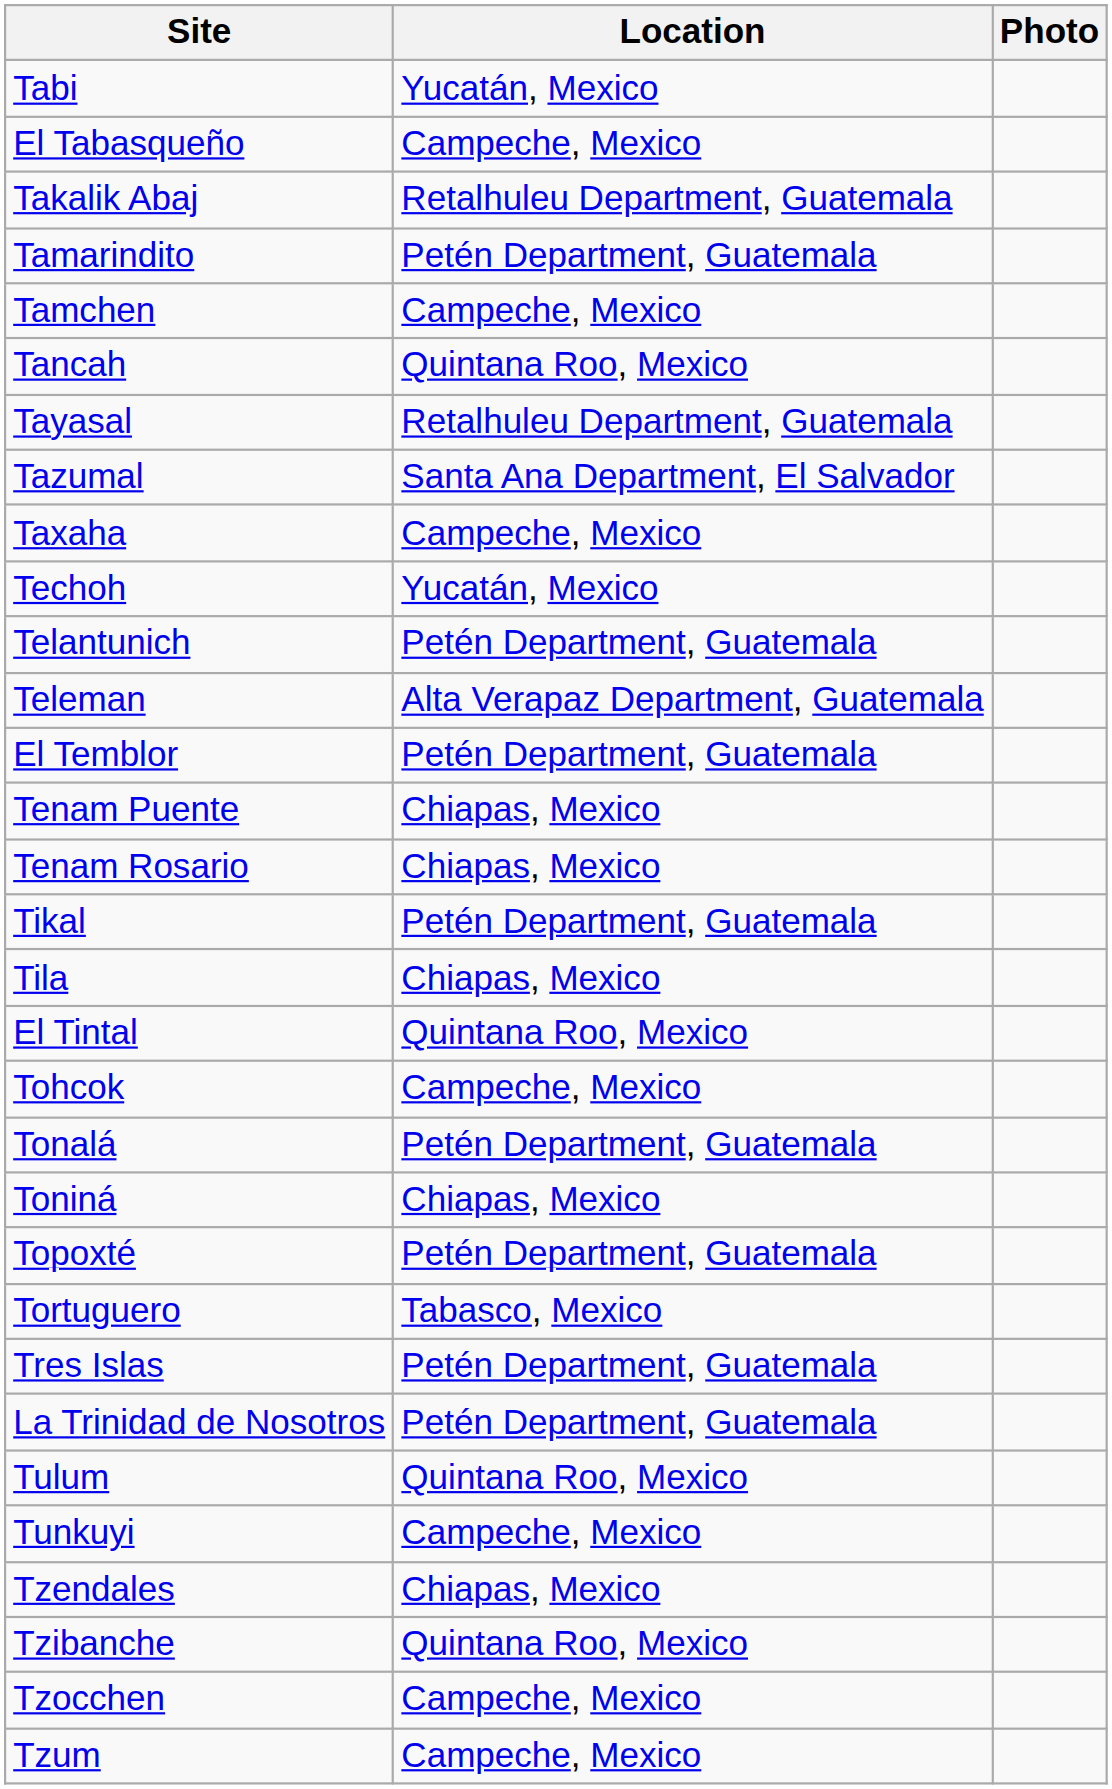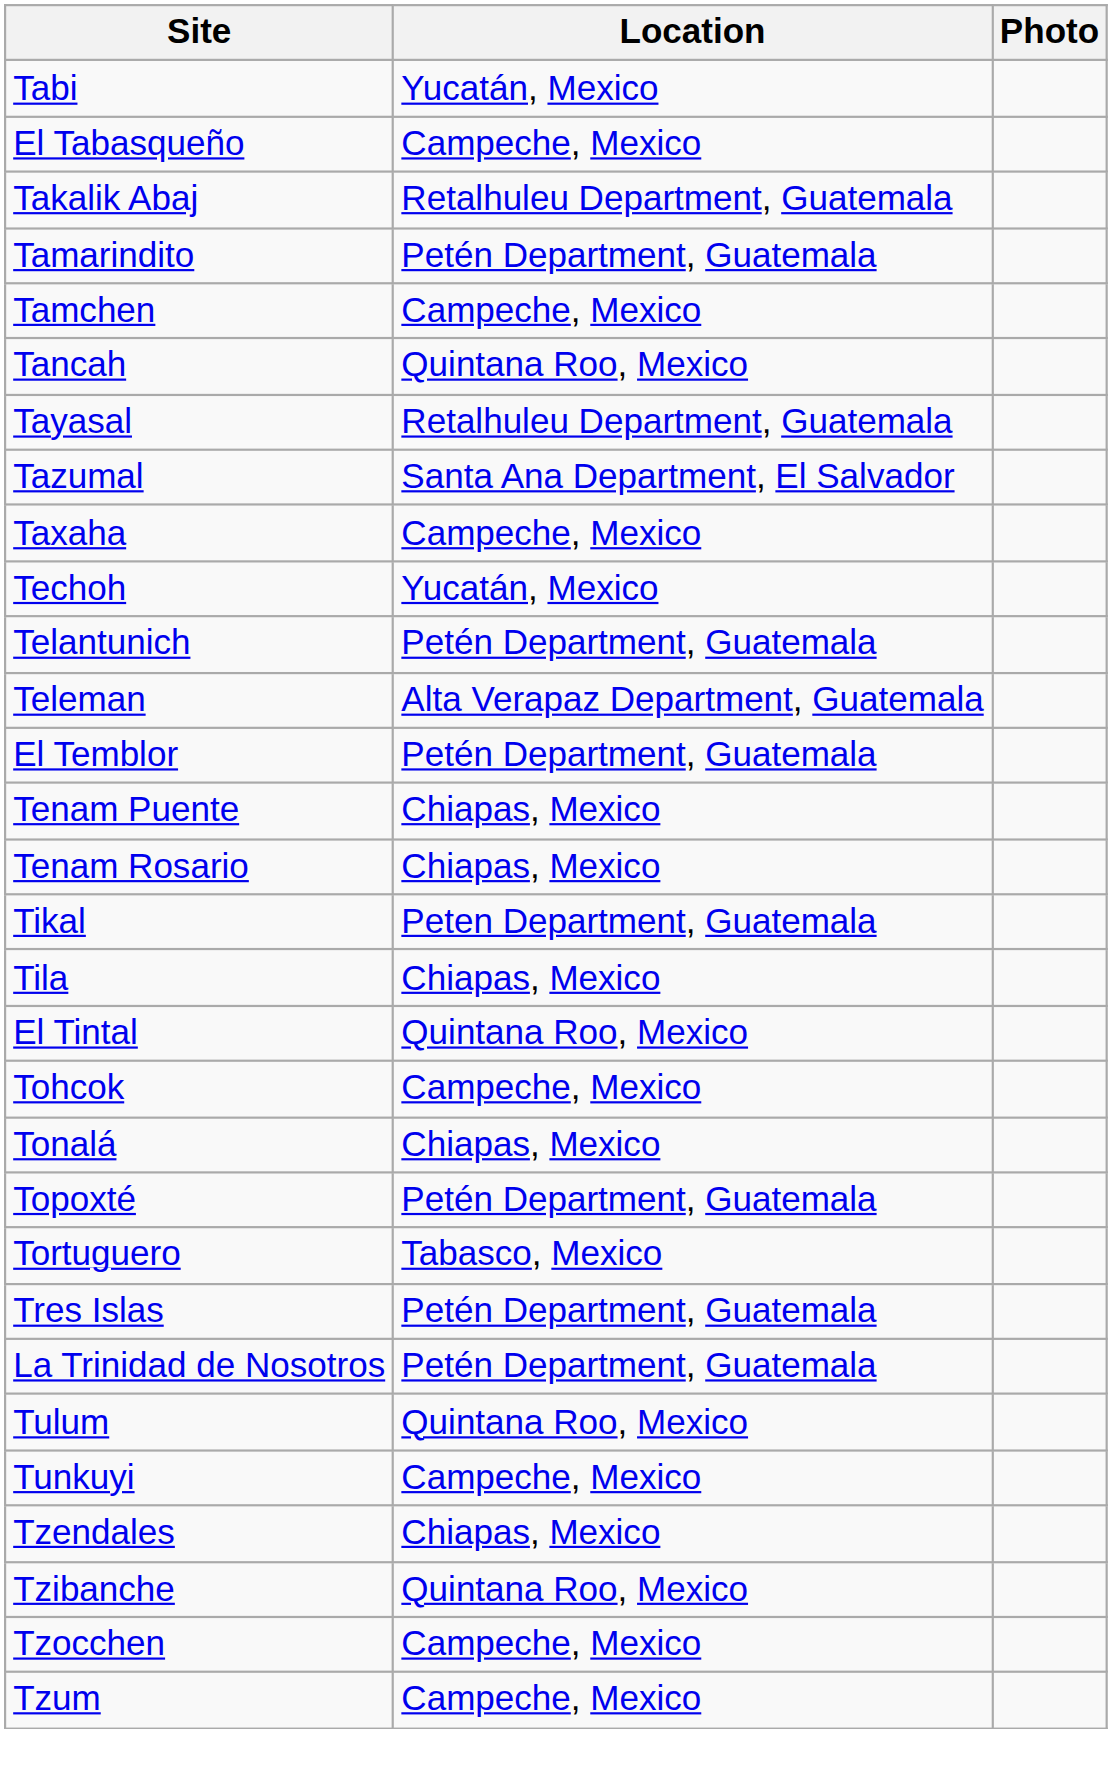(639, 921) Petén Department, Guatemala -> (639, 921) Peten Department, Guatemala
(639, 1143) Petén Department, Guatemala -> (531, 1143) Chiapas, Mexico
- row: (65, 1199)
